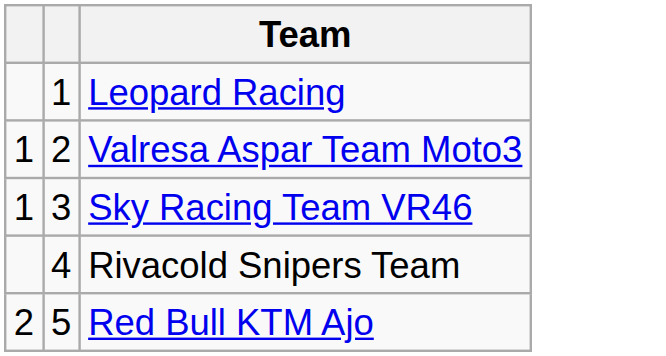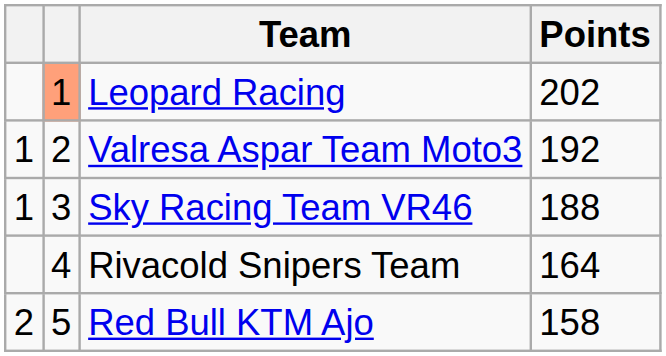+ column: (595, 34)
(61, 92) no background -> (61, 92) lightsalmon background
